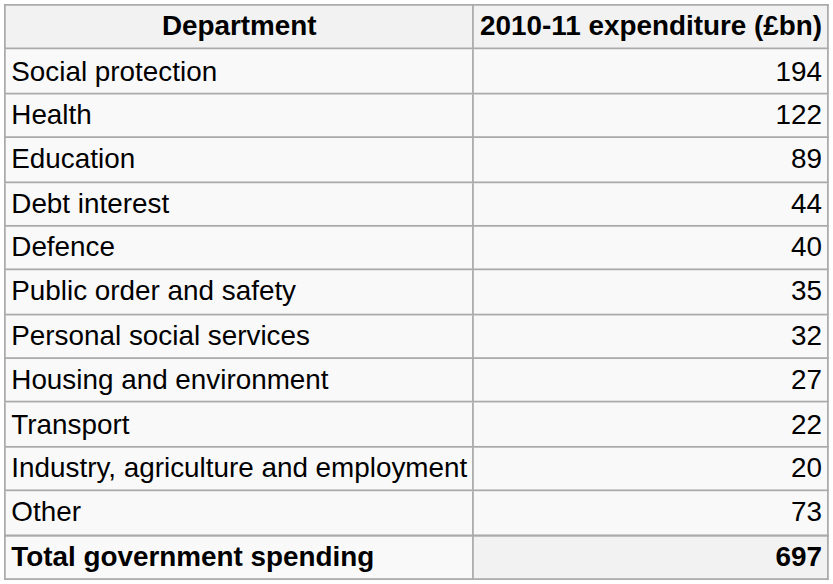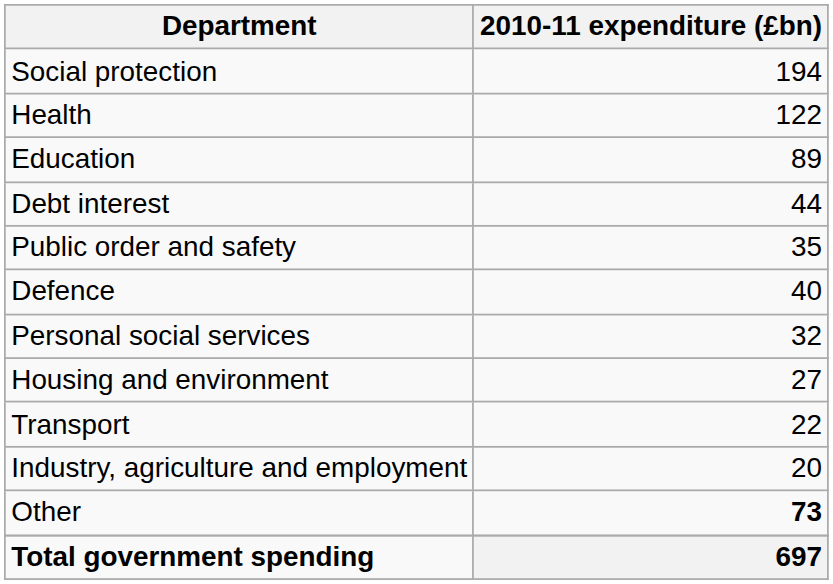rows swapped: (63, 247) <-> (154, 291)
(807, 512) normal -> (807, 512) bold
